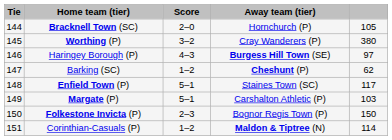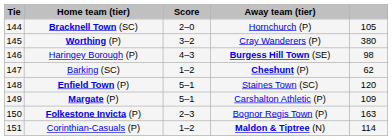(369, 56) 97 -> (369, 56) 98
(369, 85) 117 -> (369, 85) 120
(369, 99) 103 -> (369, 99) 109
(369, 114) 150 -> (369, 114) 163
